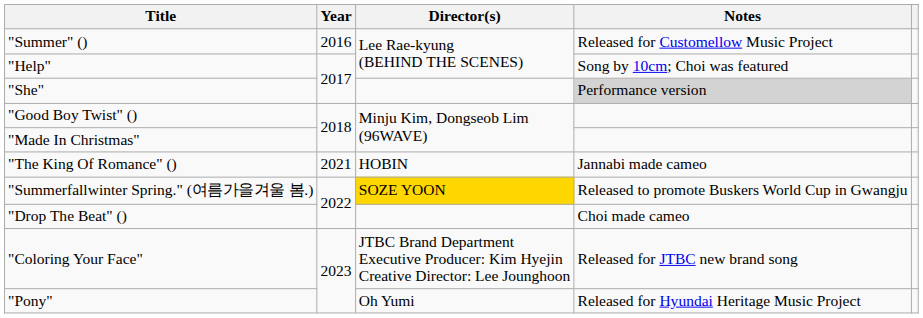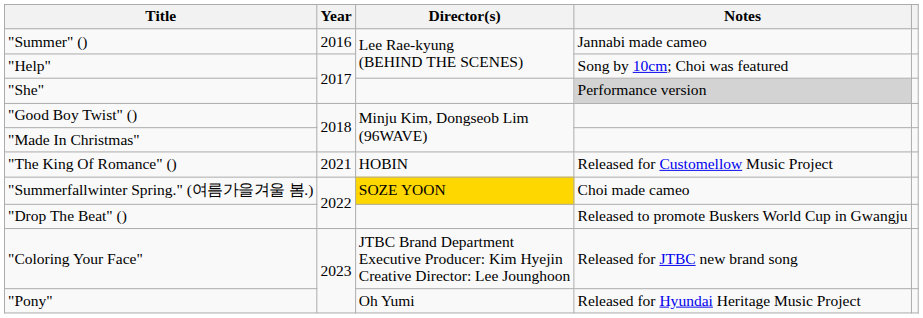(705, 41) Released for Customellow Music Project -> (642, 41) Jannabi made cameo
(642, 164) Jannabi made cameo -> (705, 164) Released for Customellow Music Project
(743, 190) Released to promote Buskers World Cup in Gwangju -> (634, 190) Choi made cameo
(634, 216) Choi made cameo -> (743, 216) Released to promote Buskers World Cup in Gwangju
